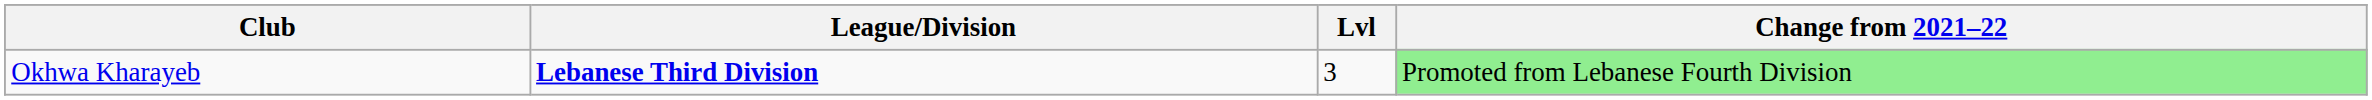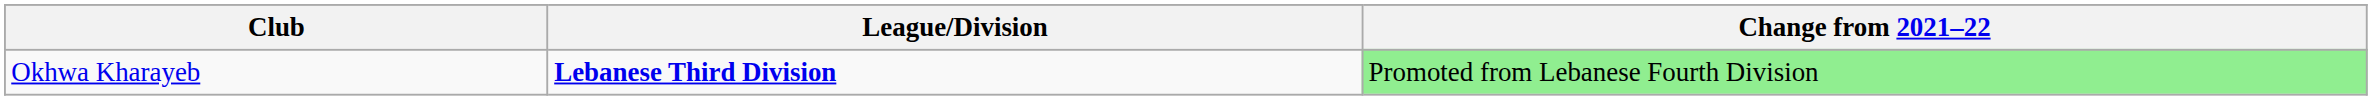- column: (1356, 27)
